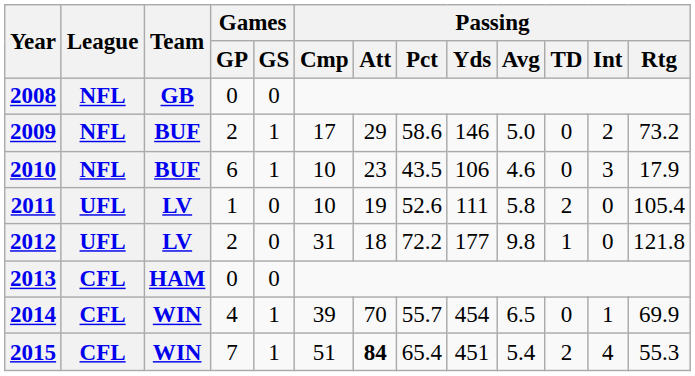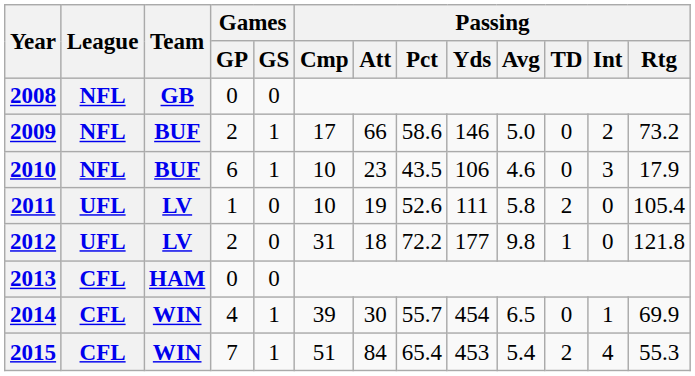(375, 132) 29 -> (375, 132) 66
(375, 315) 70 -> (375, 315) 30
(375, 351) bold -> (375, 351) normal
(472, 351) 451 -> (472, 351) 453
